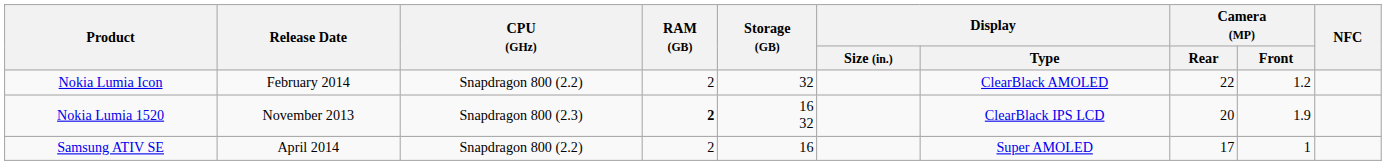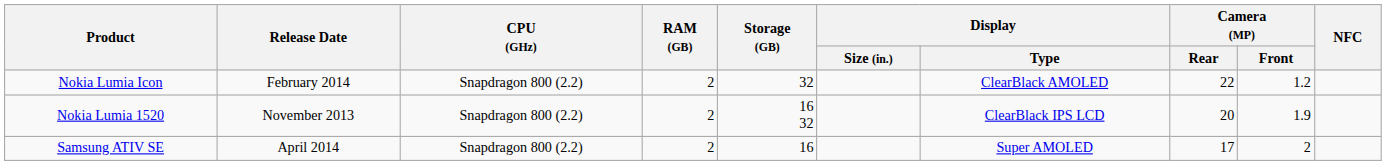(521, 115) Snapdragon 800 (2.3) -> (521, 115) Snapdragon 800 (2.2)
(711, 115) bold -> (711, 115) normal
(1307, 148) 1 -> (1307, 148) 2
